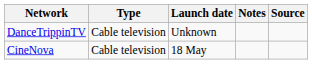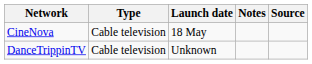rows swapped: (46, 31) <-> (30, 50)
